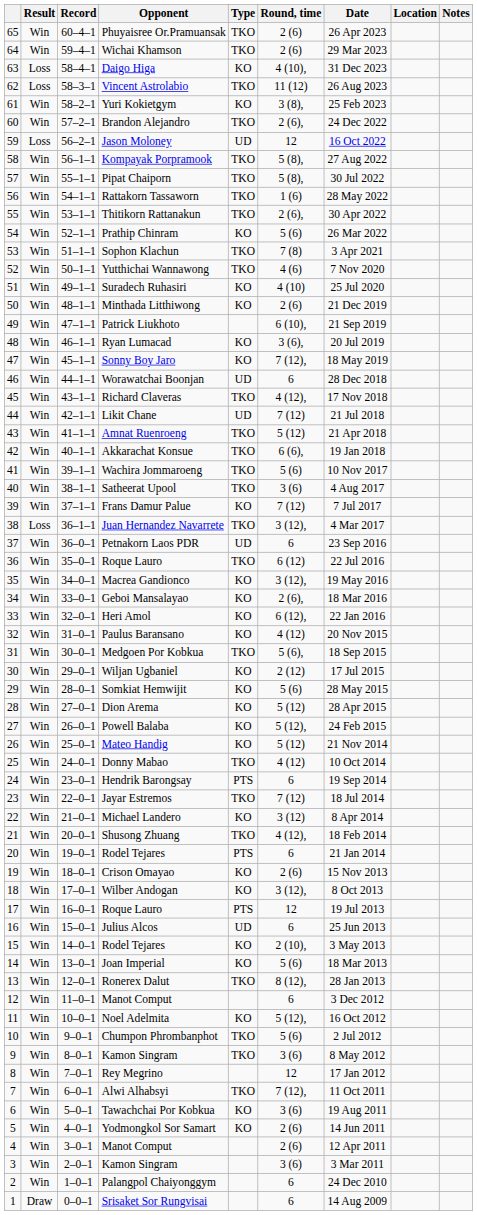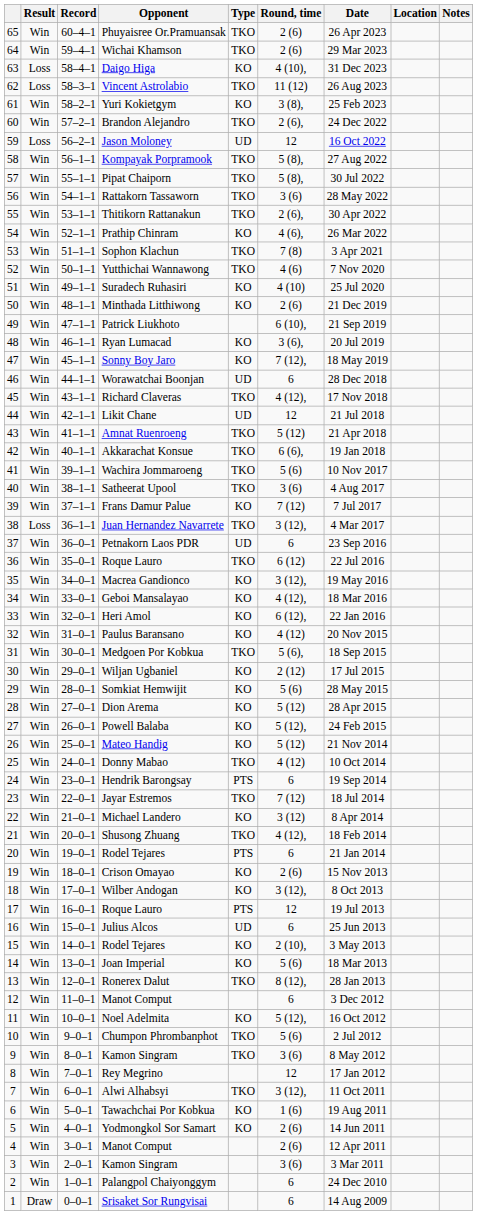(291, 196) 1 (6) -> (291, 196) 3 (6)
(291, 232) 5 (6) -> (291, 232) 4 (6),
(291, 415) 7 (12) -> (291, 415) 12
(291, 598) 2 (6), -> (291, 598) 4 (12),
(291, 1091) 7 (12), -> (291, 1091) 3 (12),
(291, 1109) 3 (6) -> (291, 1109) 1 (6)
